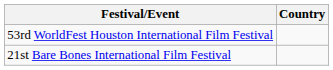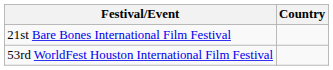rows swapped: (119, 55) <-> (140, 34)
